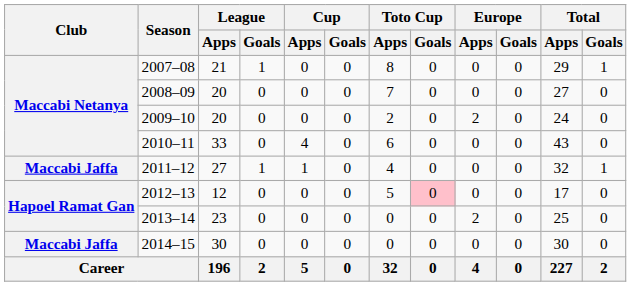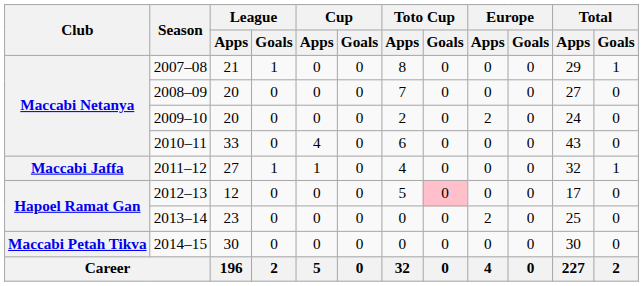(71, 244) Maccabi Jaffa -> (77, 244) Maccabi Petah Tikva
